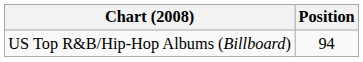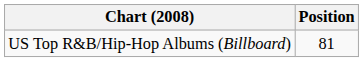(327, 43) 94 -> (327, 43) 81
